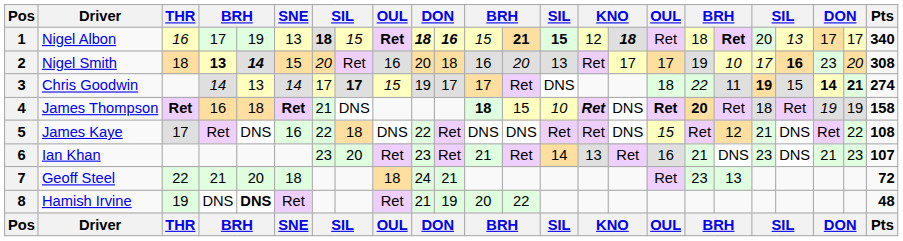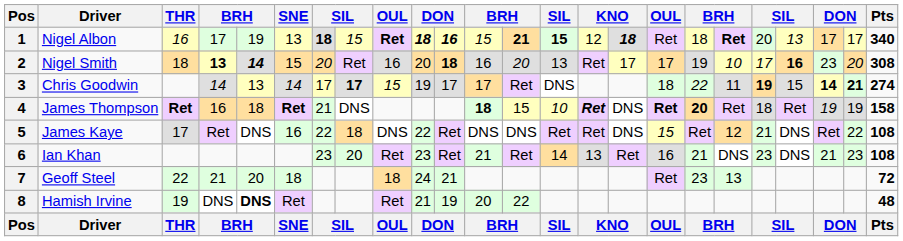(449, 62) normal -> (449, 62) bold
(882, 155) 107 -> (882, 155) 108
